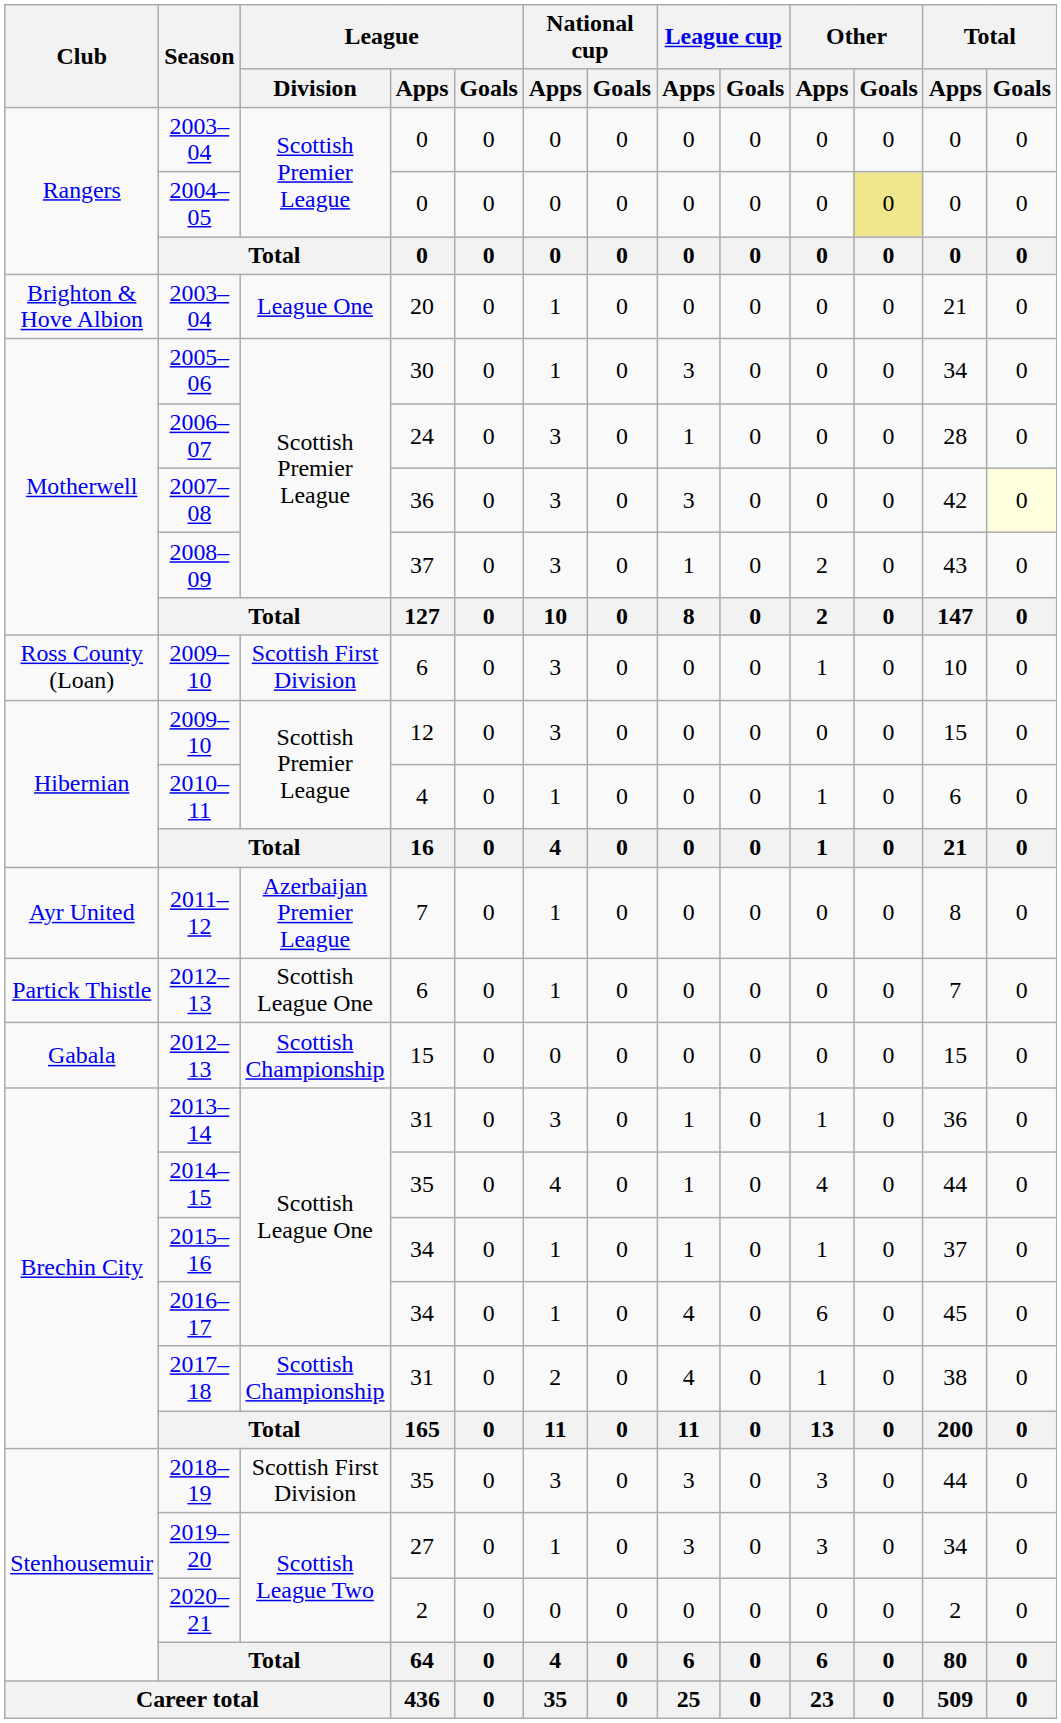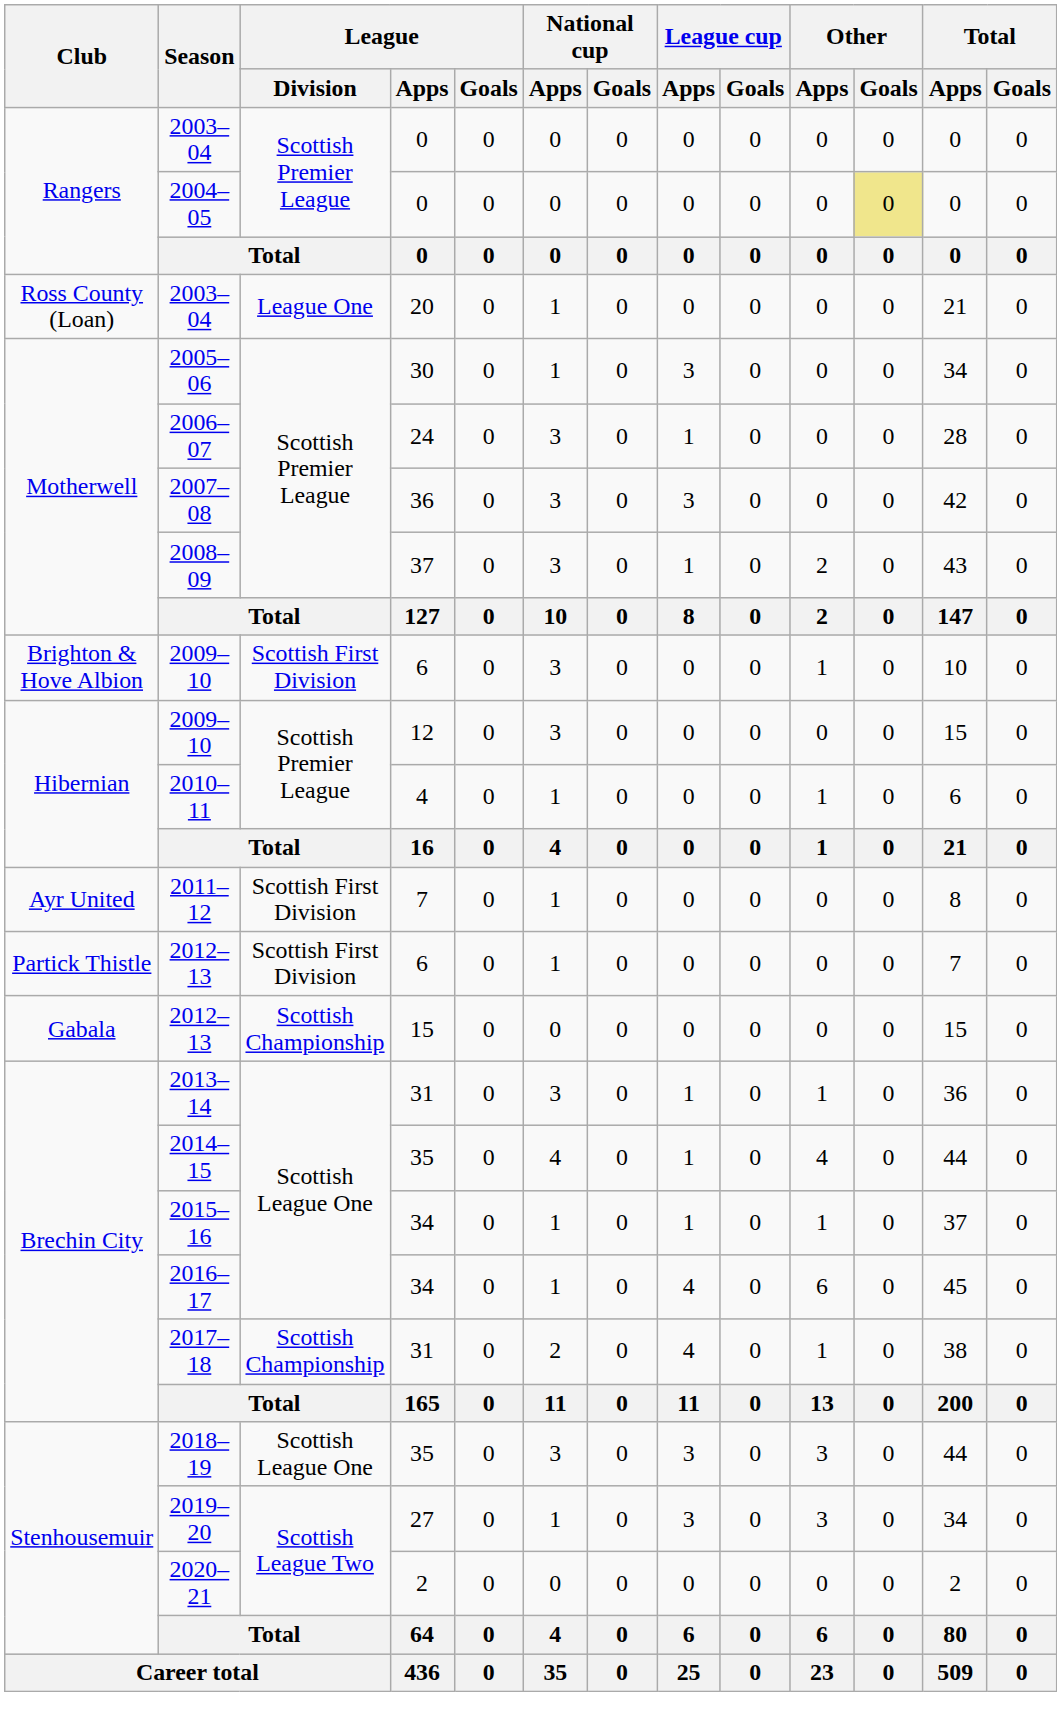(82, 306) Brighton & Hove Albion -> (82, 306) Ross County (Loan)
(1022, 500) lightyellow background -> (1022, 500) no background
(82, 667) Ross County (Loan) -> (82, 667) Brighton & Hove Albion
(315, 912) Azerbaijan Premier League -> (315, 898) Scottish First Division
(315, 990) Scottish League One -> (315, 963) Scottish First Division
(315, 1480) Scottish First Division -> (315, 1453) Scottish League One
